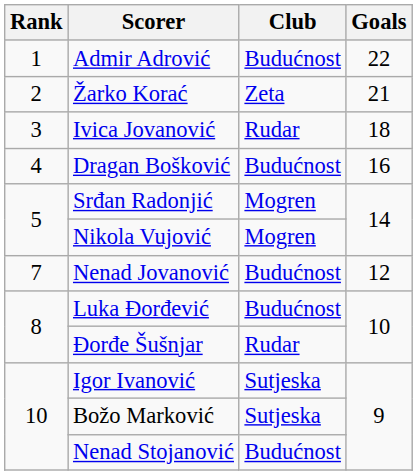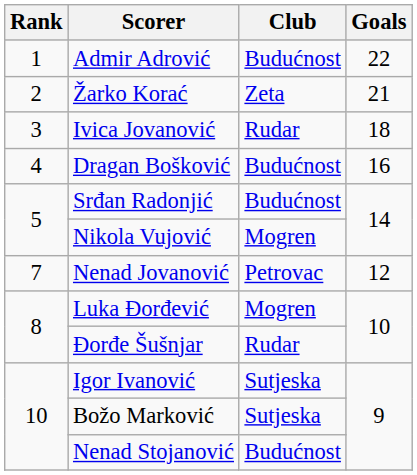(280, 201) Mogren -> (293, 201) Budućnost
(293, 272) Budućnost -> (284, 272) Petrovac
(293, 308) Budućnost -> (280, 308) Mogren
